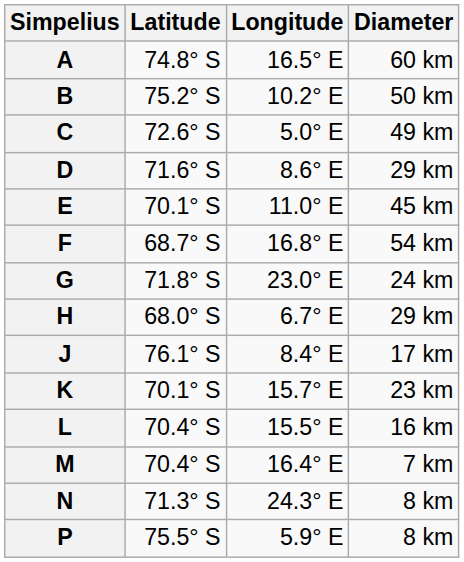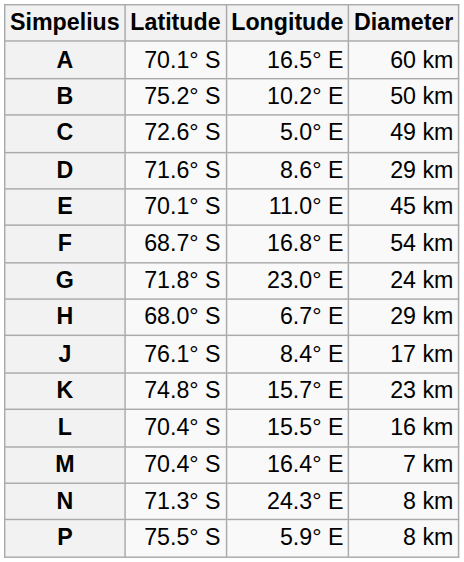(182, 59) 74.8° S -> (182, 59) 70.1° S
(182, 390) 70.1° S -> (182, 390) 74.8° S
